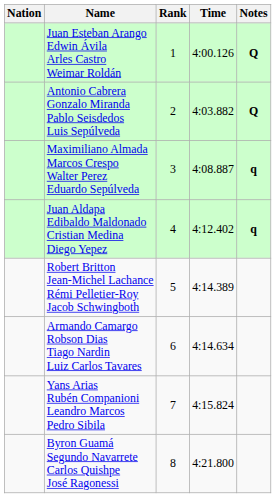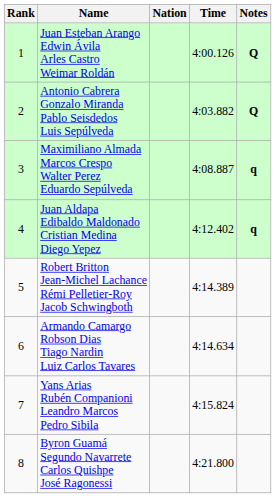columns swapped: (173, 13) <-> (24, 13)
